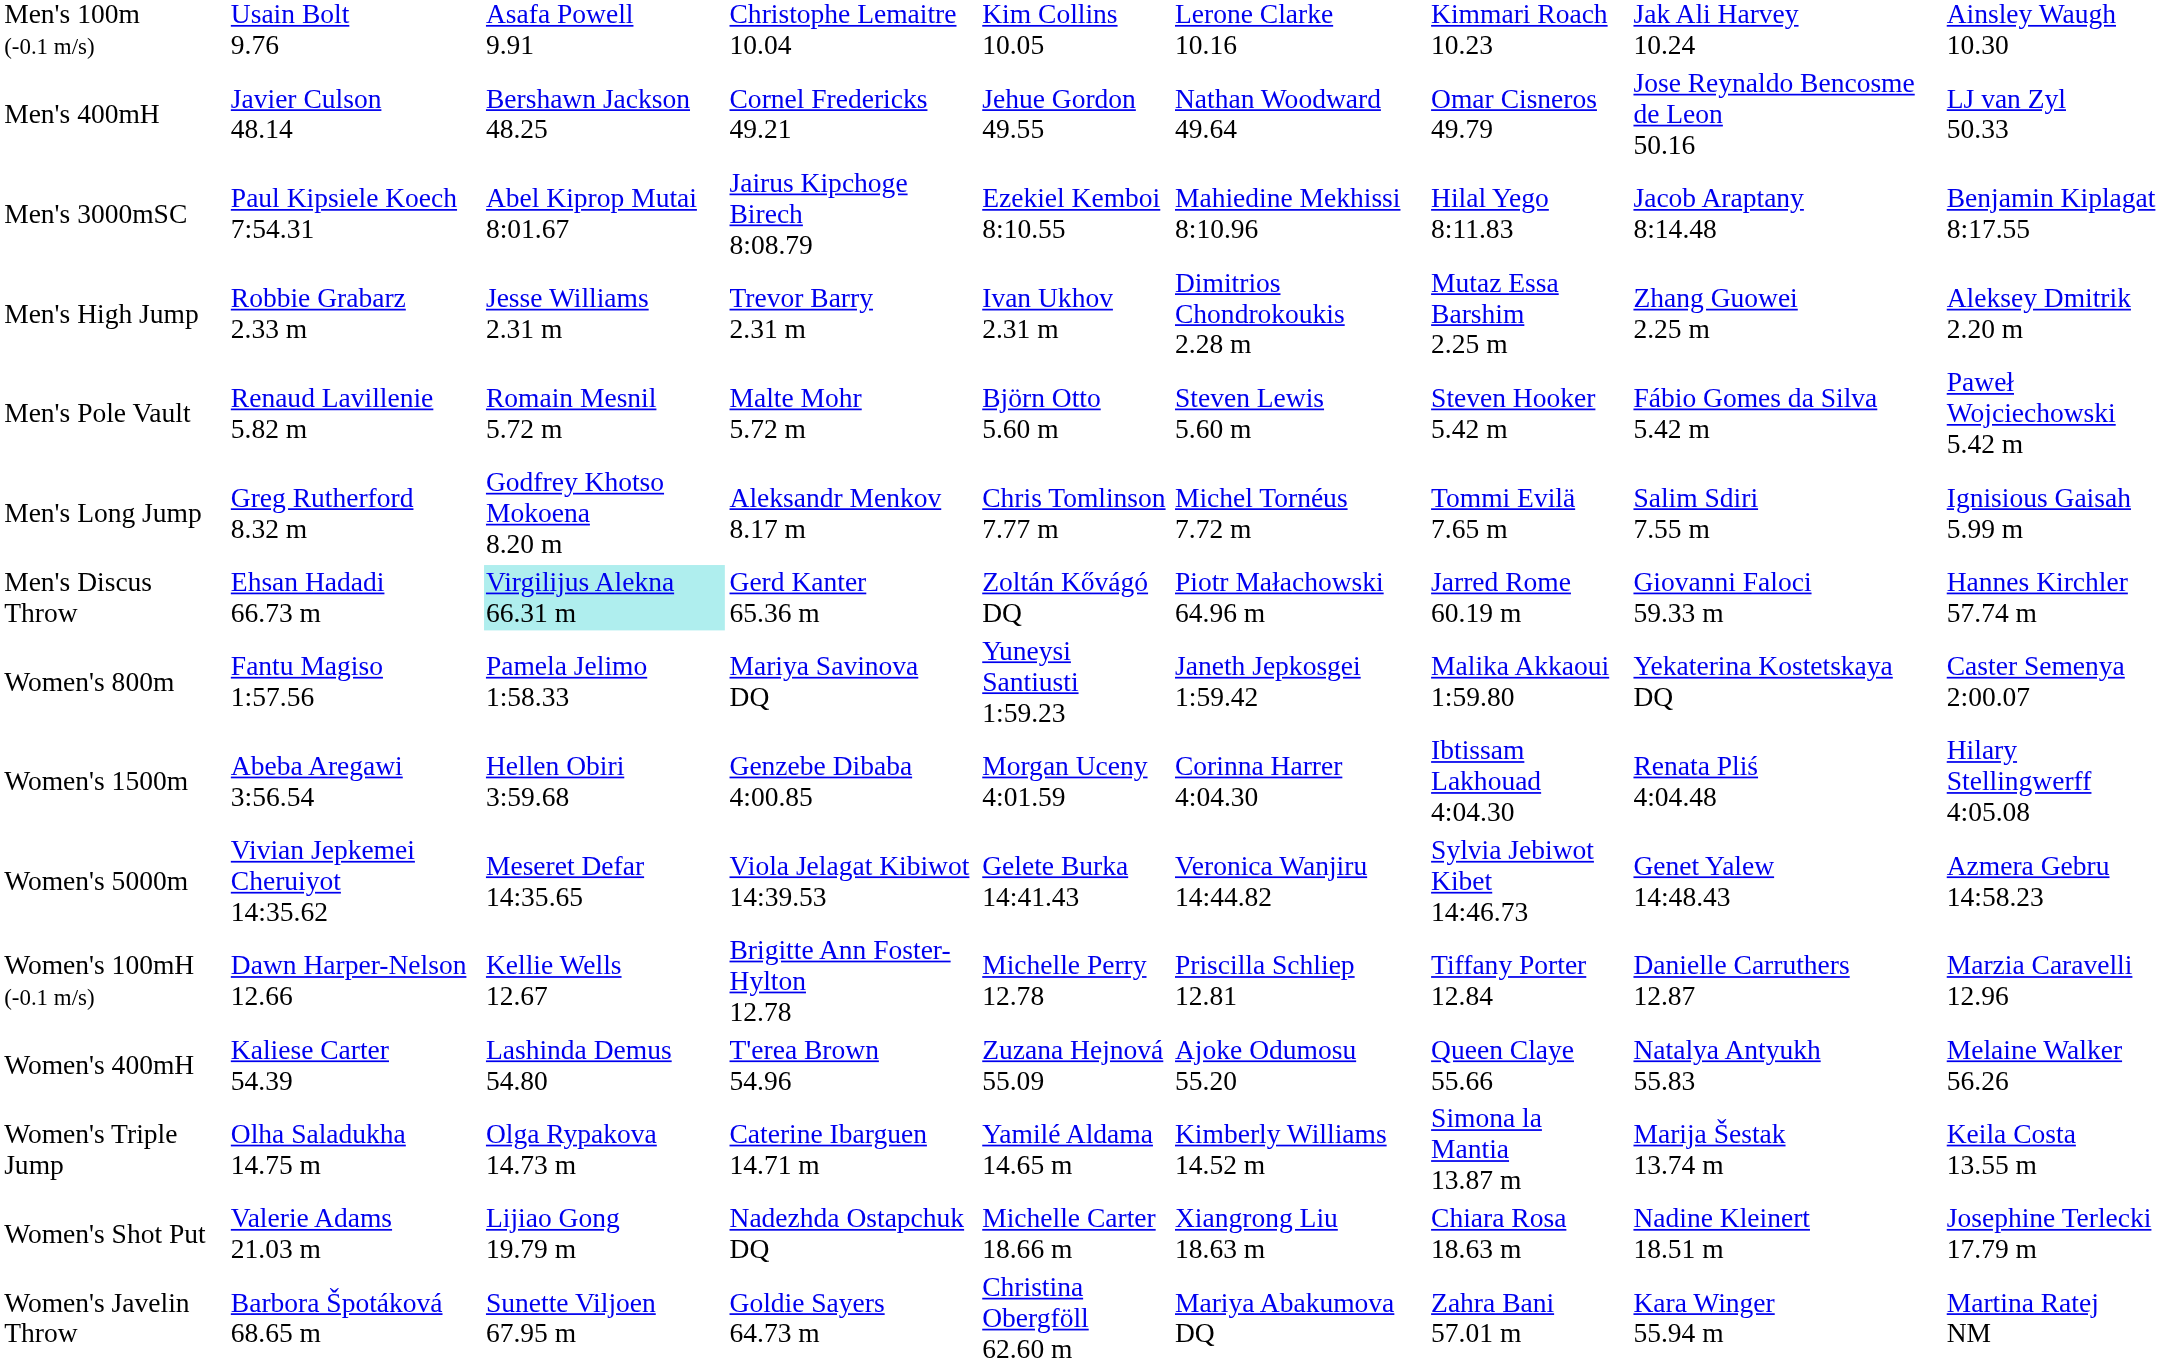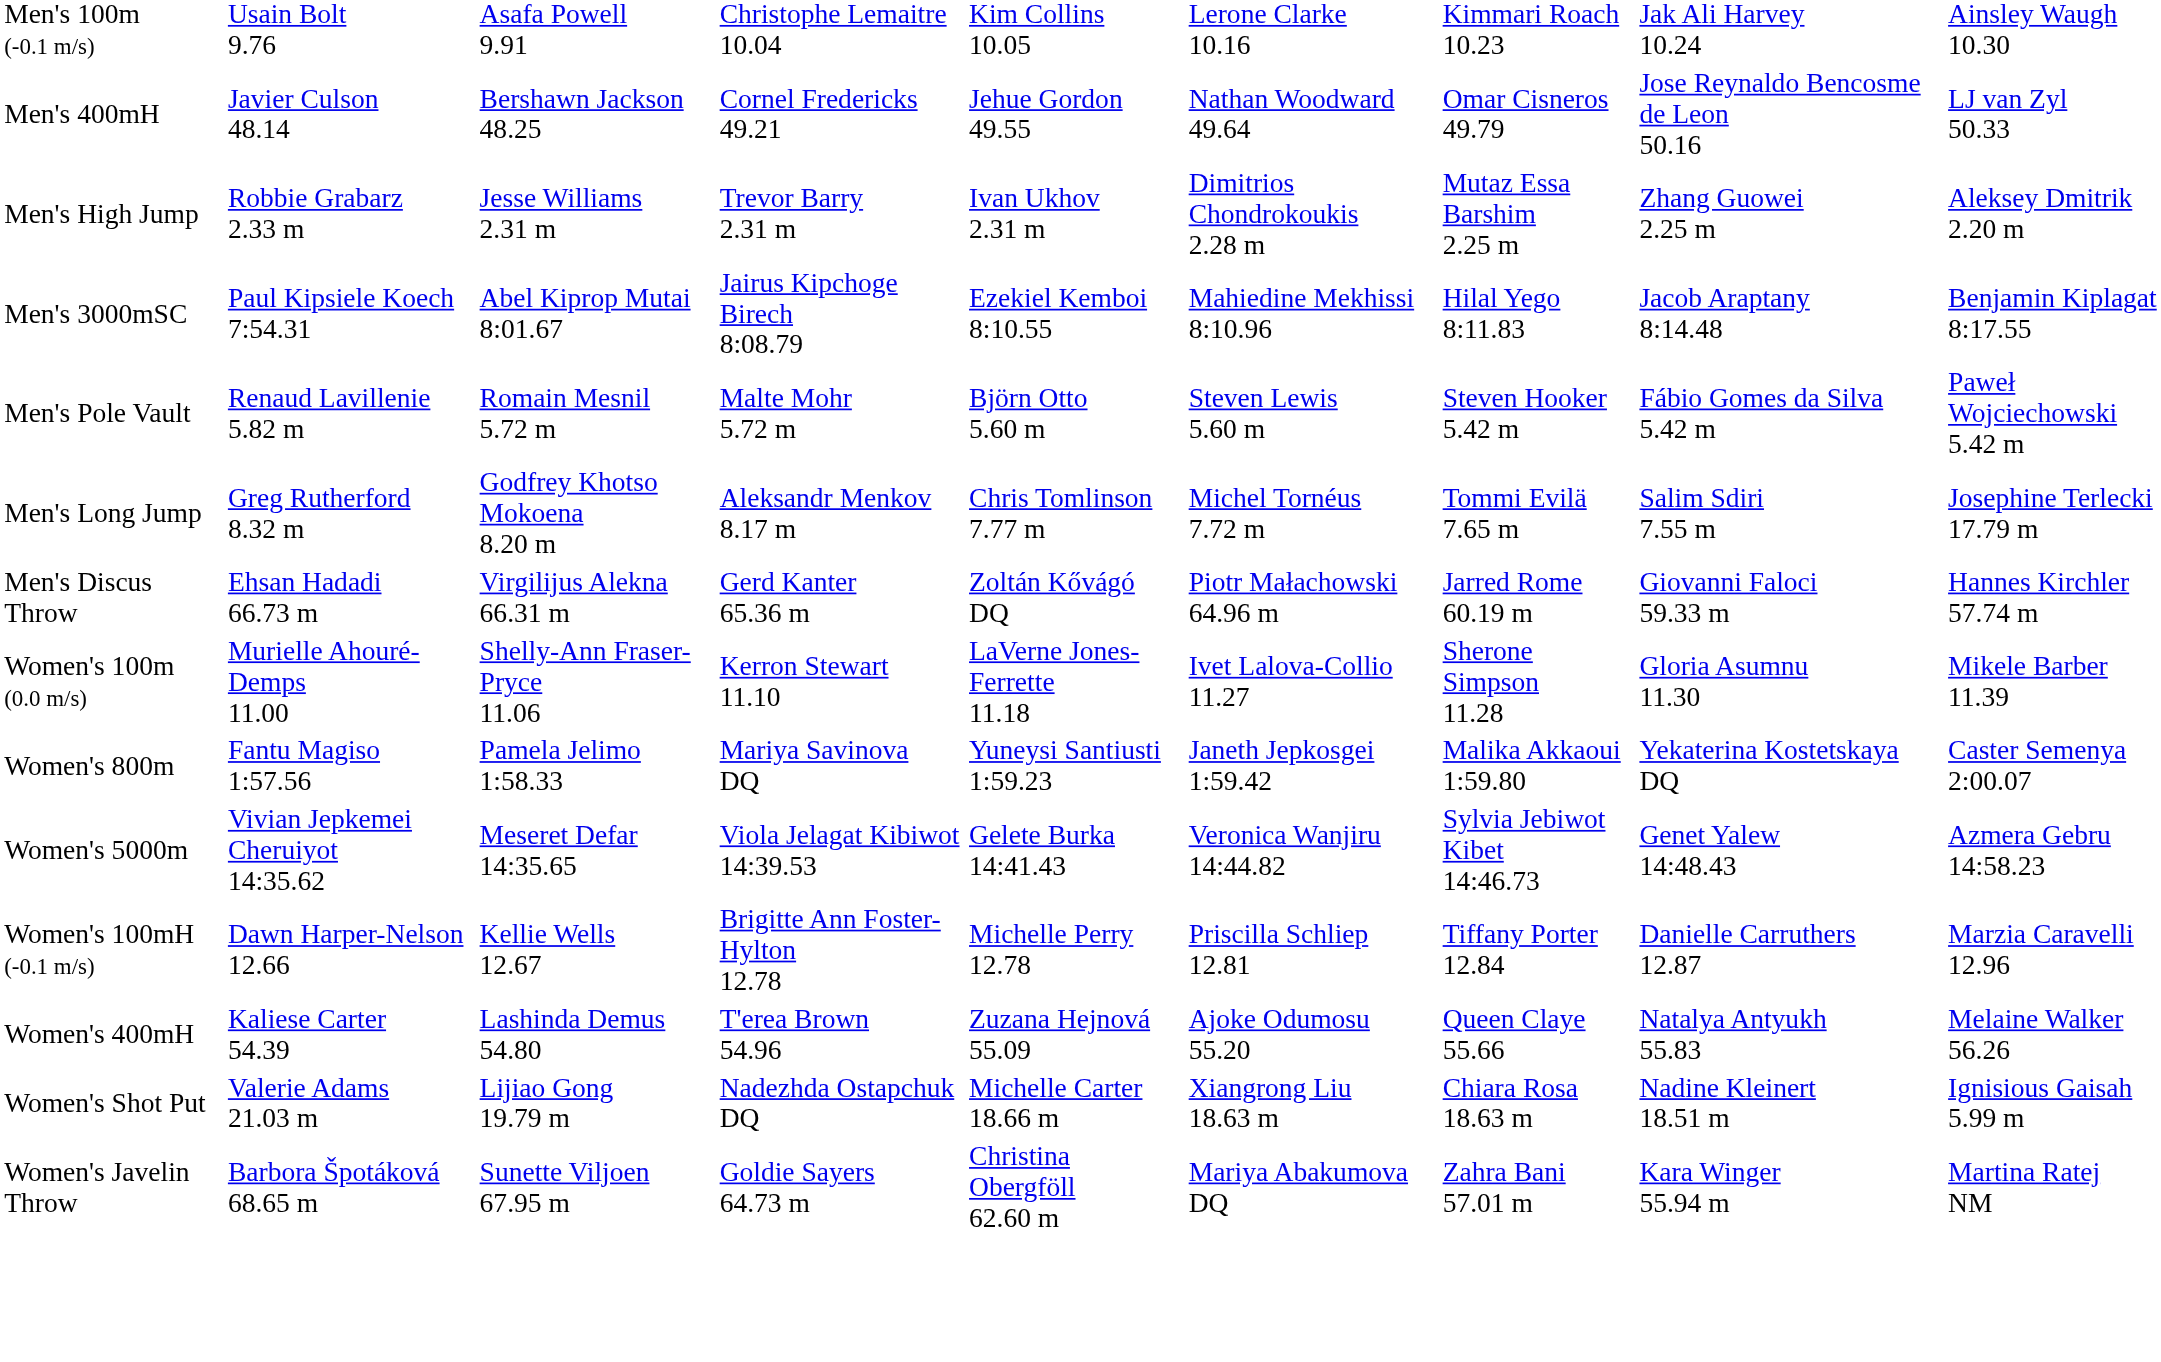rows swapped: (96, 213) <-> (101, 313)
(2039, 513) Ignisious Gaisah 5.99 m -> (2050, 513) Josephine Terlecki 17.79 m
(580, 597) paleturquoise background -> (574, 597) no background
+ row: (89, 681)
- row: (96, 781)
- row: (91, 1149)
(2049, 1233) Josephine Terlecki 17.79 m -> (2040, 1103) Ignisious Gaisah 5.99 m
